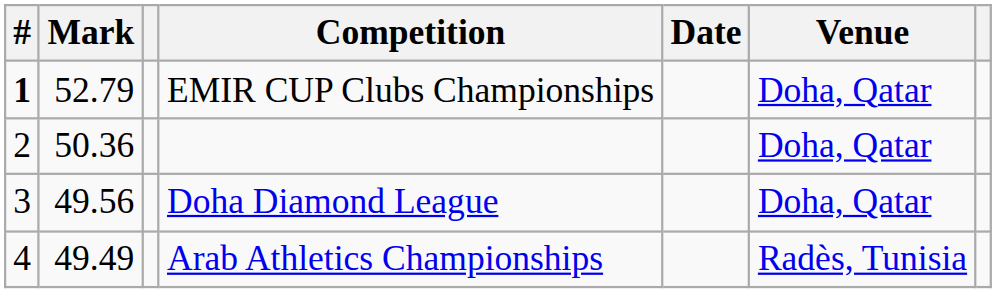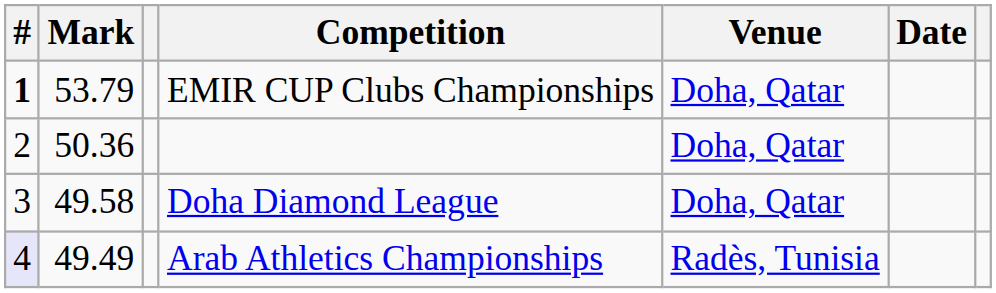columns swapped: (863, 32) <-> (706, 32)
(94, 88) 52.79 -> (94, 88) 53.79
(94, 201) 49.56 -> (94, 201) 49.58
(22, 257) no background -> (22, 257) lavender background
